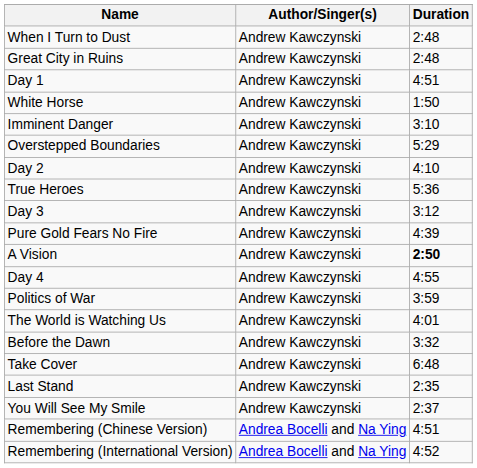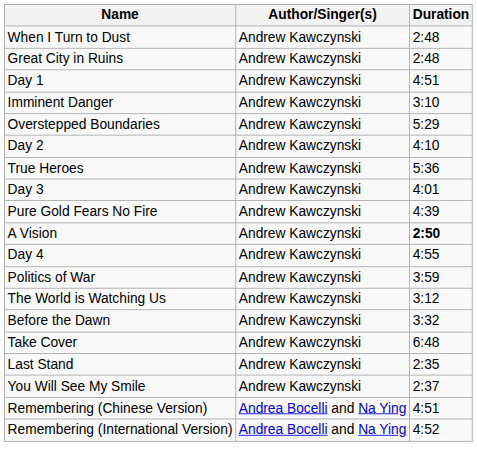- row: (45, 102)
(426, 211) 3:12 -> (426, 189) 4:01
(426, 320) 4:01 -> (426, 299) 3:12
